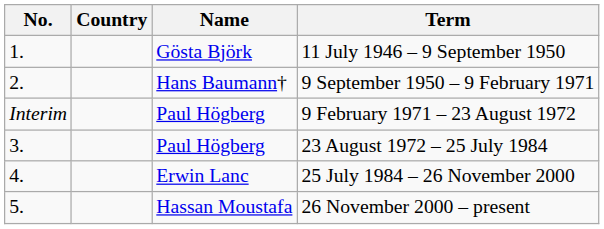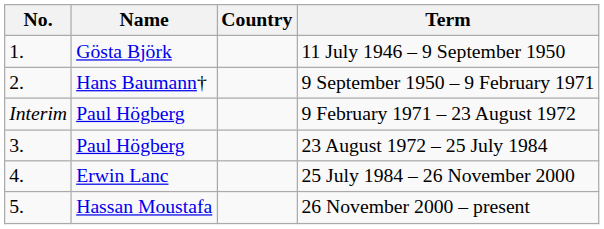columns swapped: (224, 20) <-> (112, 20)
